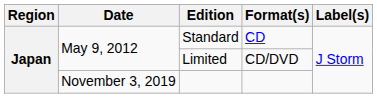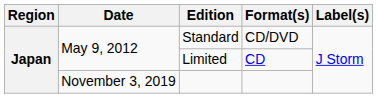(255, 37) CD -> (272, 37) CD/DVD
(272, 59) CD/DVD -> (255, 59) CD
